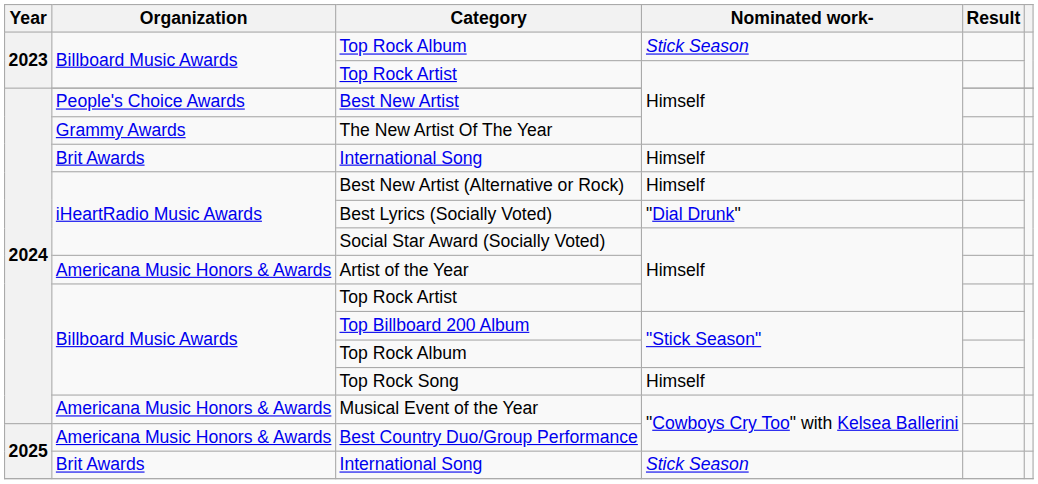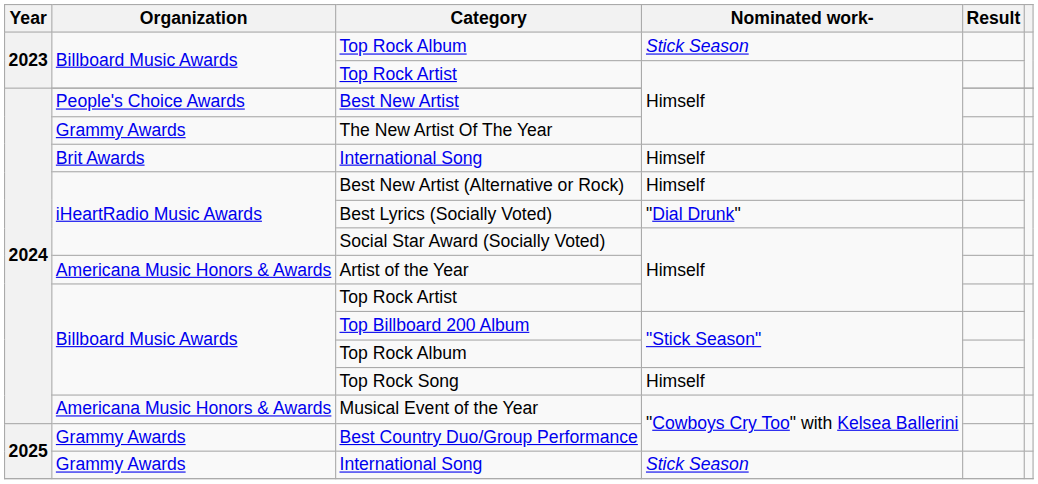(194, 437) Americana Music Honors & Awards -> (121, 437) Grammy Awards
(100, 465) Brit Awards -> (121, 465) Grammy Awards
